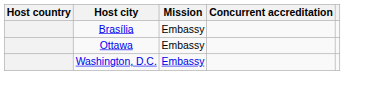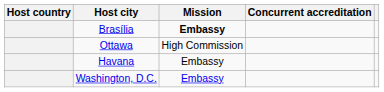(183, 29) normal -> (202, 29) bold
(183, 45) Embassy -> (202, 45) High Commission
+ row: (116, 62)
